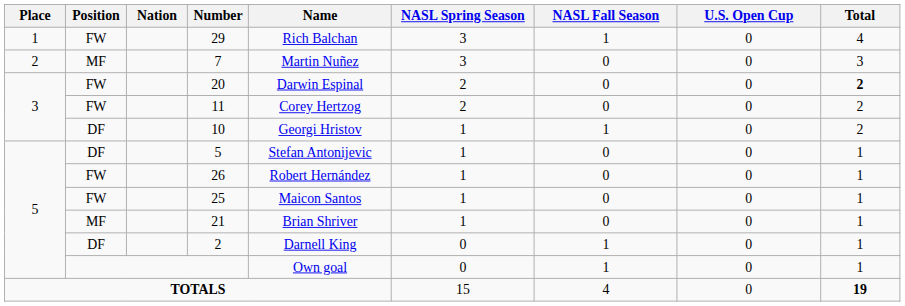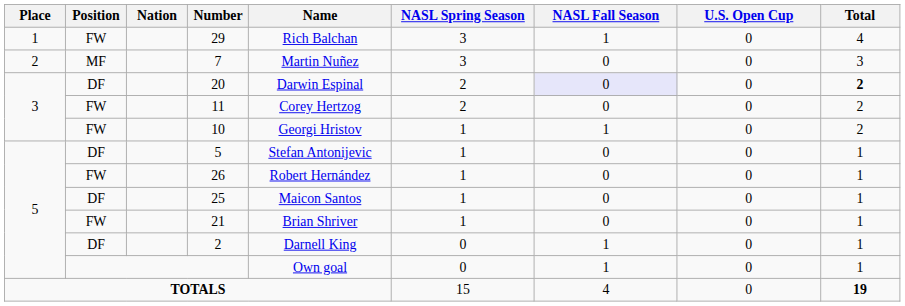(96, 84) FW -> (96, 84) DF
(606, 84) no background -> (606, 84) lavender background
(96, 130) DF -> (96, 130) FW
(96, 198) FW -> (96, 198) DF
(96, 221) MF -> (96, 221) FW
